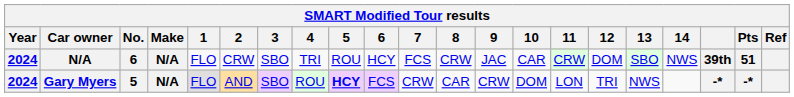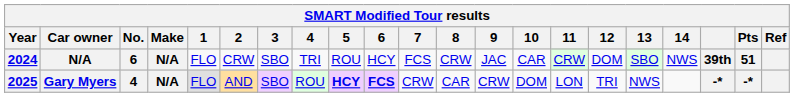(23, 81) 2024 -> (23, 81) 2025
(134, 81) 5 -> (134, 81) 4
(381, 81) normal -> (381, 81) bold
